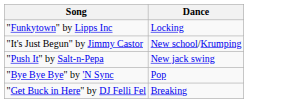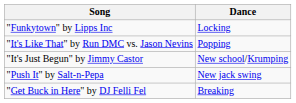+ row: (100, 43)
- row: (60, 75)
